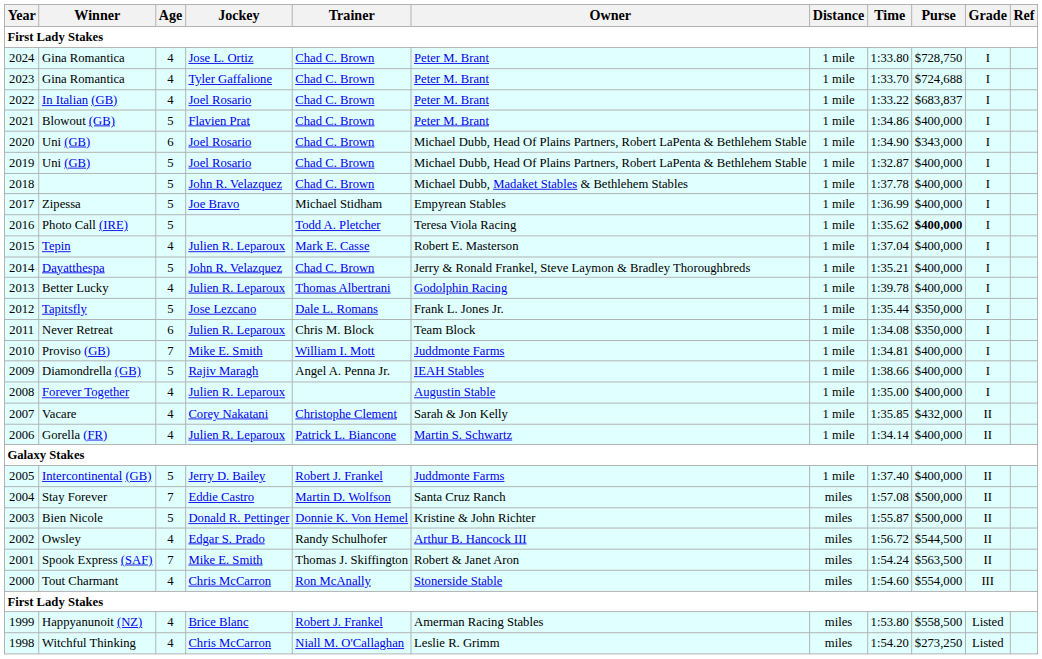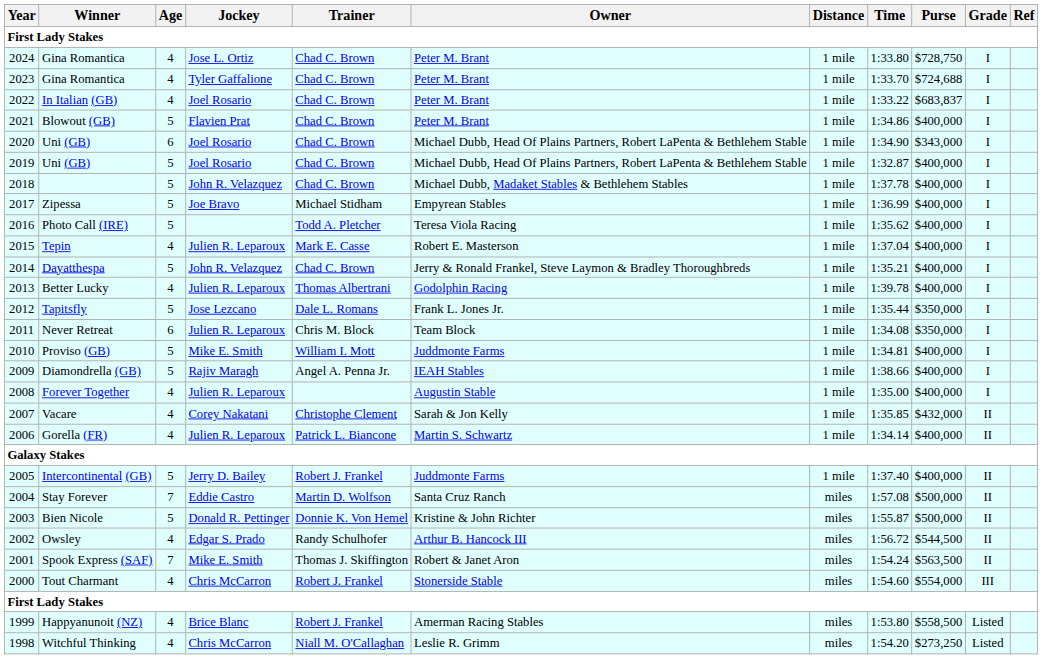(939, 225) bold -> (939, 225) normal
(170, 350) 7 -> (170, 350) 5
(333, 580) Ron McAnally -> (339, 580) Robert J. Frankel
